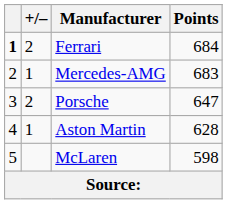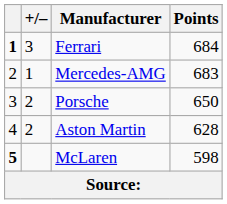(29, 46) 2 -> (29, 46) 3
(206, 102) 647 -> (206, 102) 650
(29, 129) 1 -> (29, 129) 2
(13, 157) normal -> (13, 157) bold
